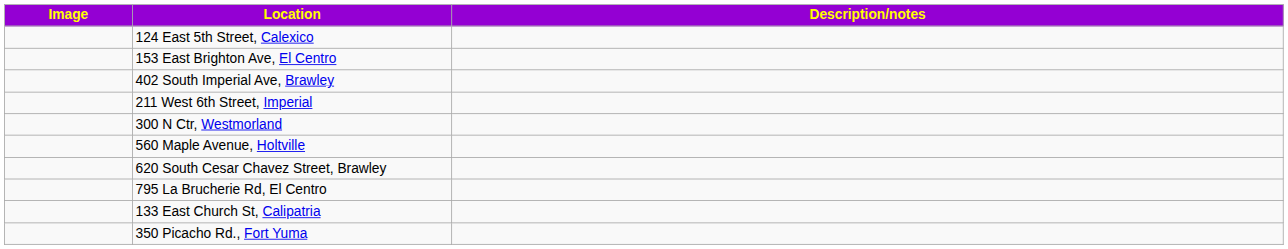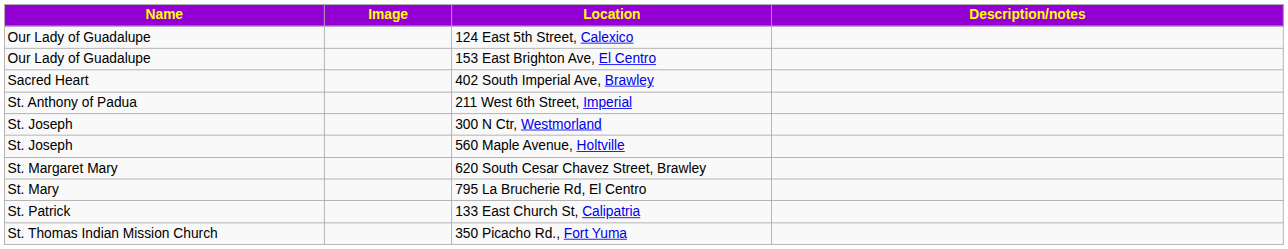+ column: (164, 15)
